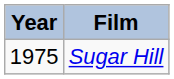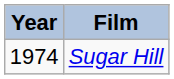(34, 57) 1975 -> (34, 57) 1974
